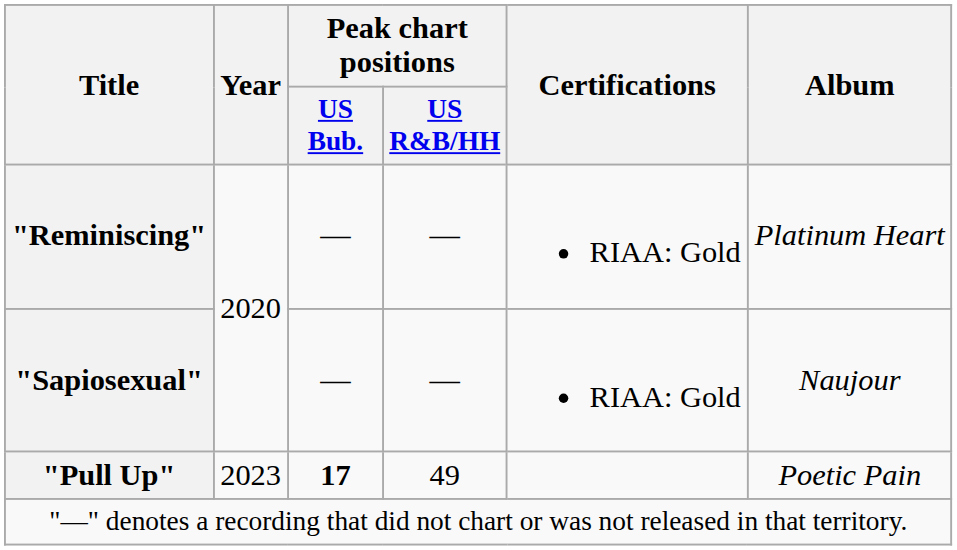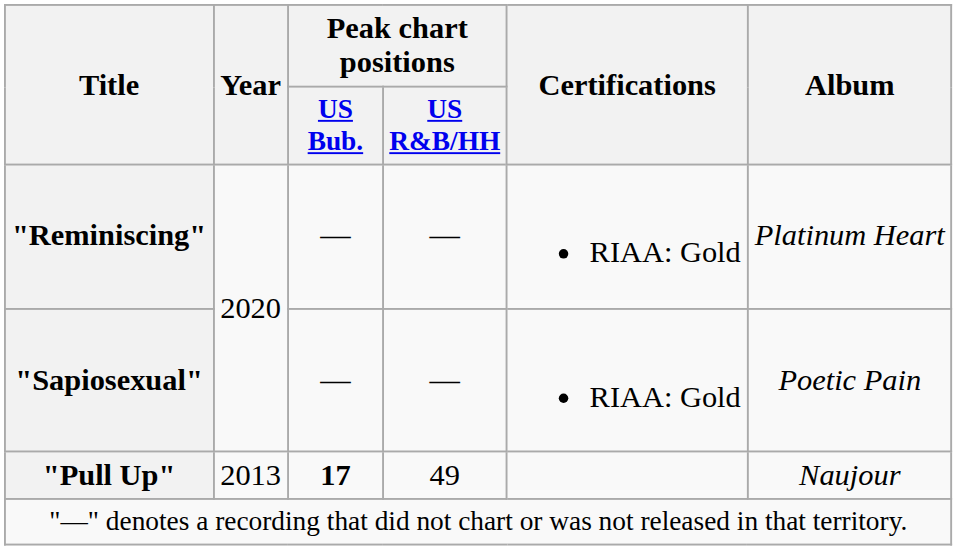(850, 379) Naujour -> (850, 379) Poetic Pain
(251, 474) 2023 -> (251, 474) 2013
(850, 474) Poetic Pain -> (850, 474) Naujour
